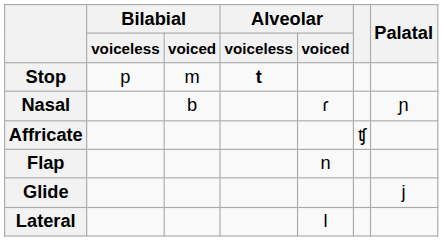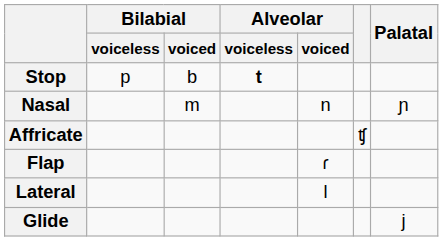(192, 76) m -> (192, 76) b
(192, 105) b -> (192, 105) m
(325, 105) ɾ -> (325, 105) n
(325, 163) n -> (325, 163) ɾ
rows swapped: (46, 221) <-> (46, 192)
